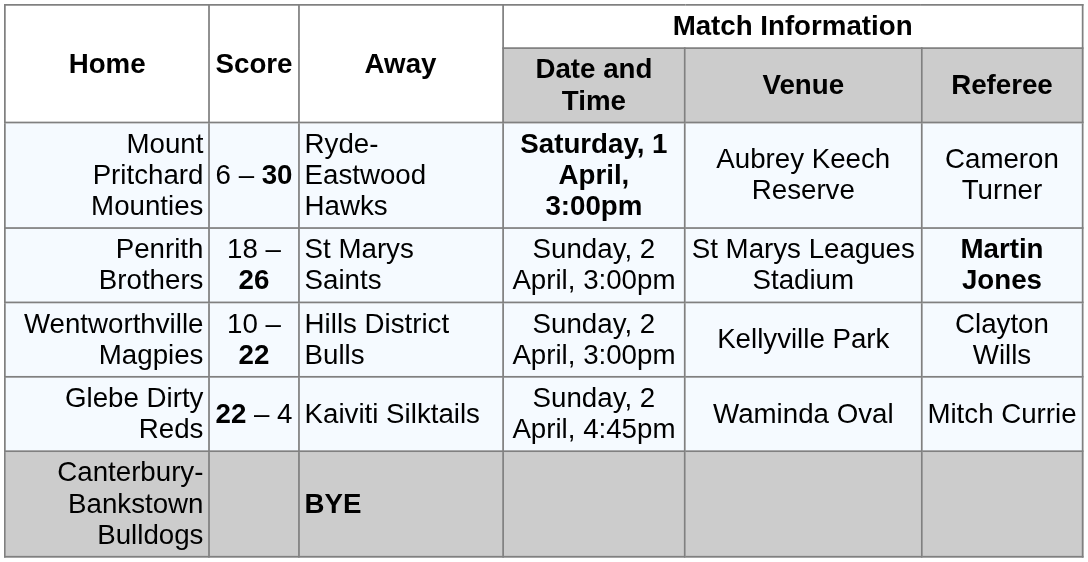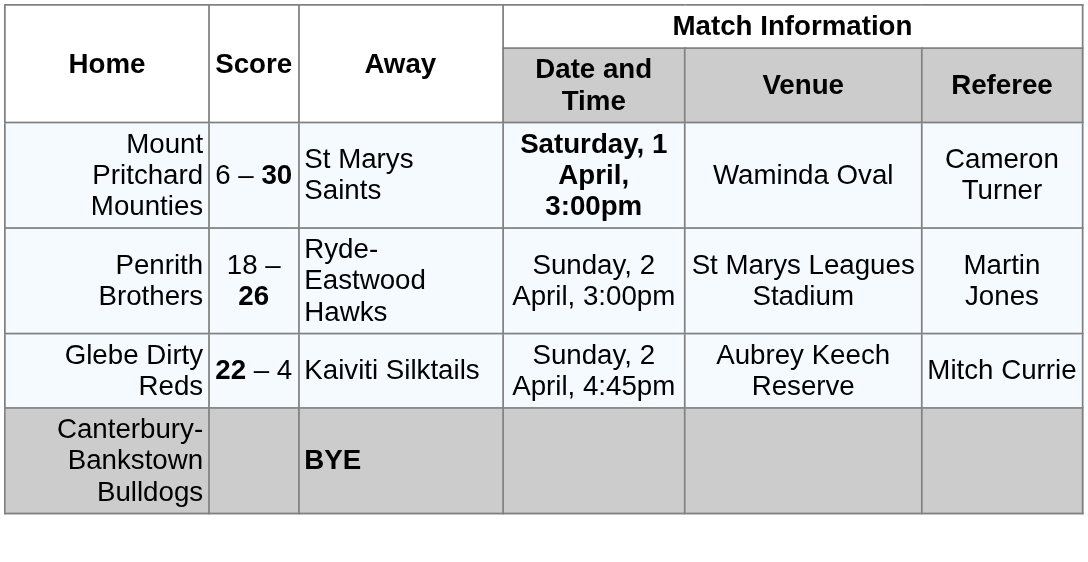(365, 174) Ryde-Eastwood Hawks -> (359, 174) St Marys Saints
(803, 174) Aubrey Keech Reserve -> (803, 174) Waminda Oval
(359, 264) St Marys Saints -> (365, 280) Ryde-Eastwood Hawks
(1002, 264) bold -> (1002, 280) normal
- row: (114, 339)
(803, 413) Waminda Oval -> (803, 370) Aubrey Keech Reserve
